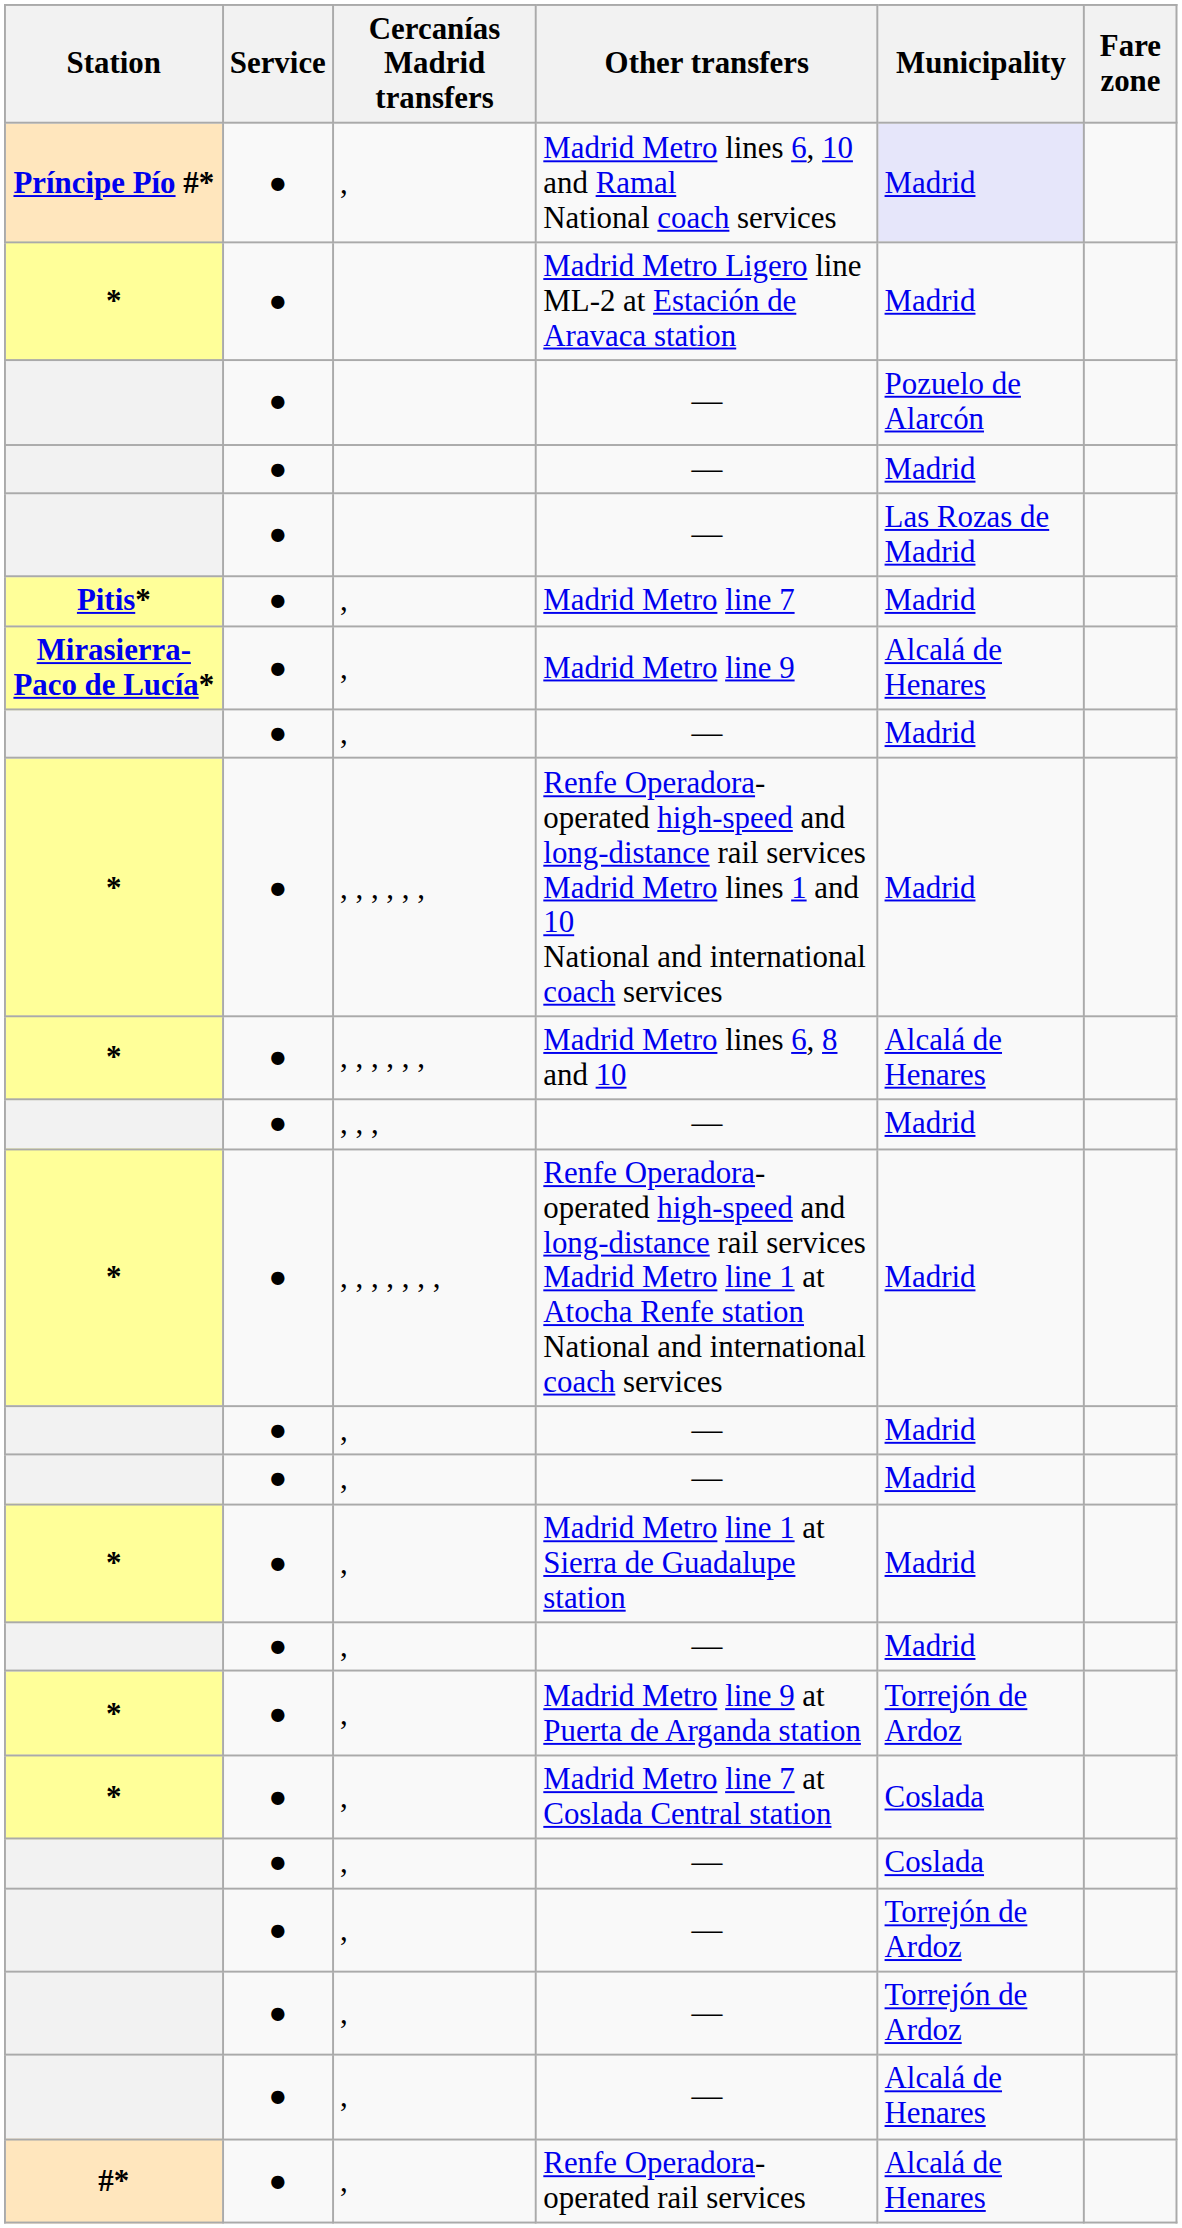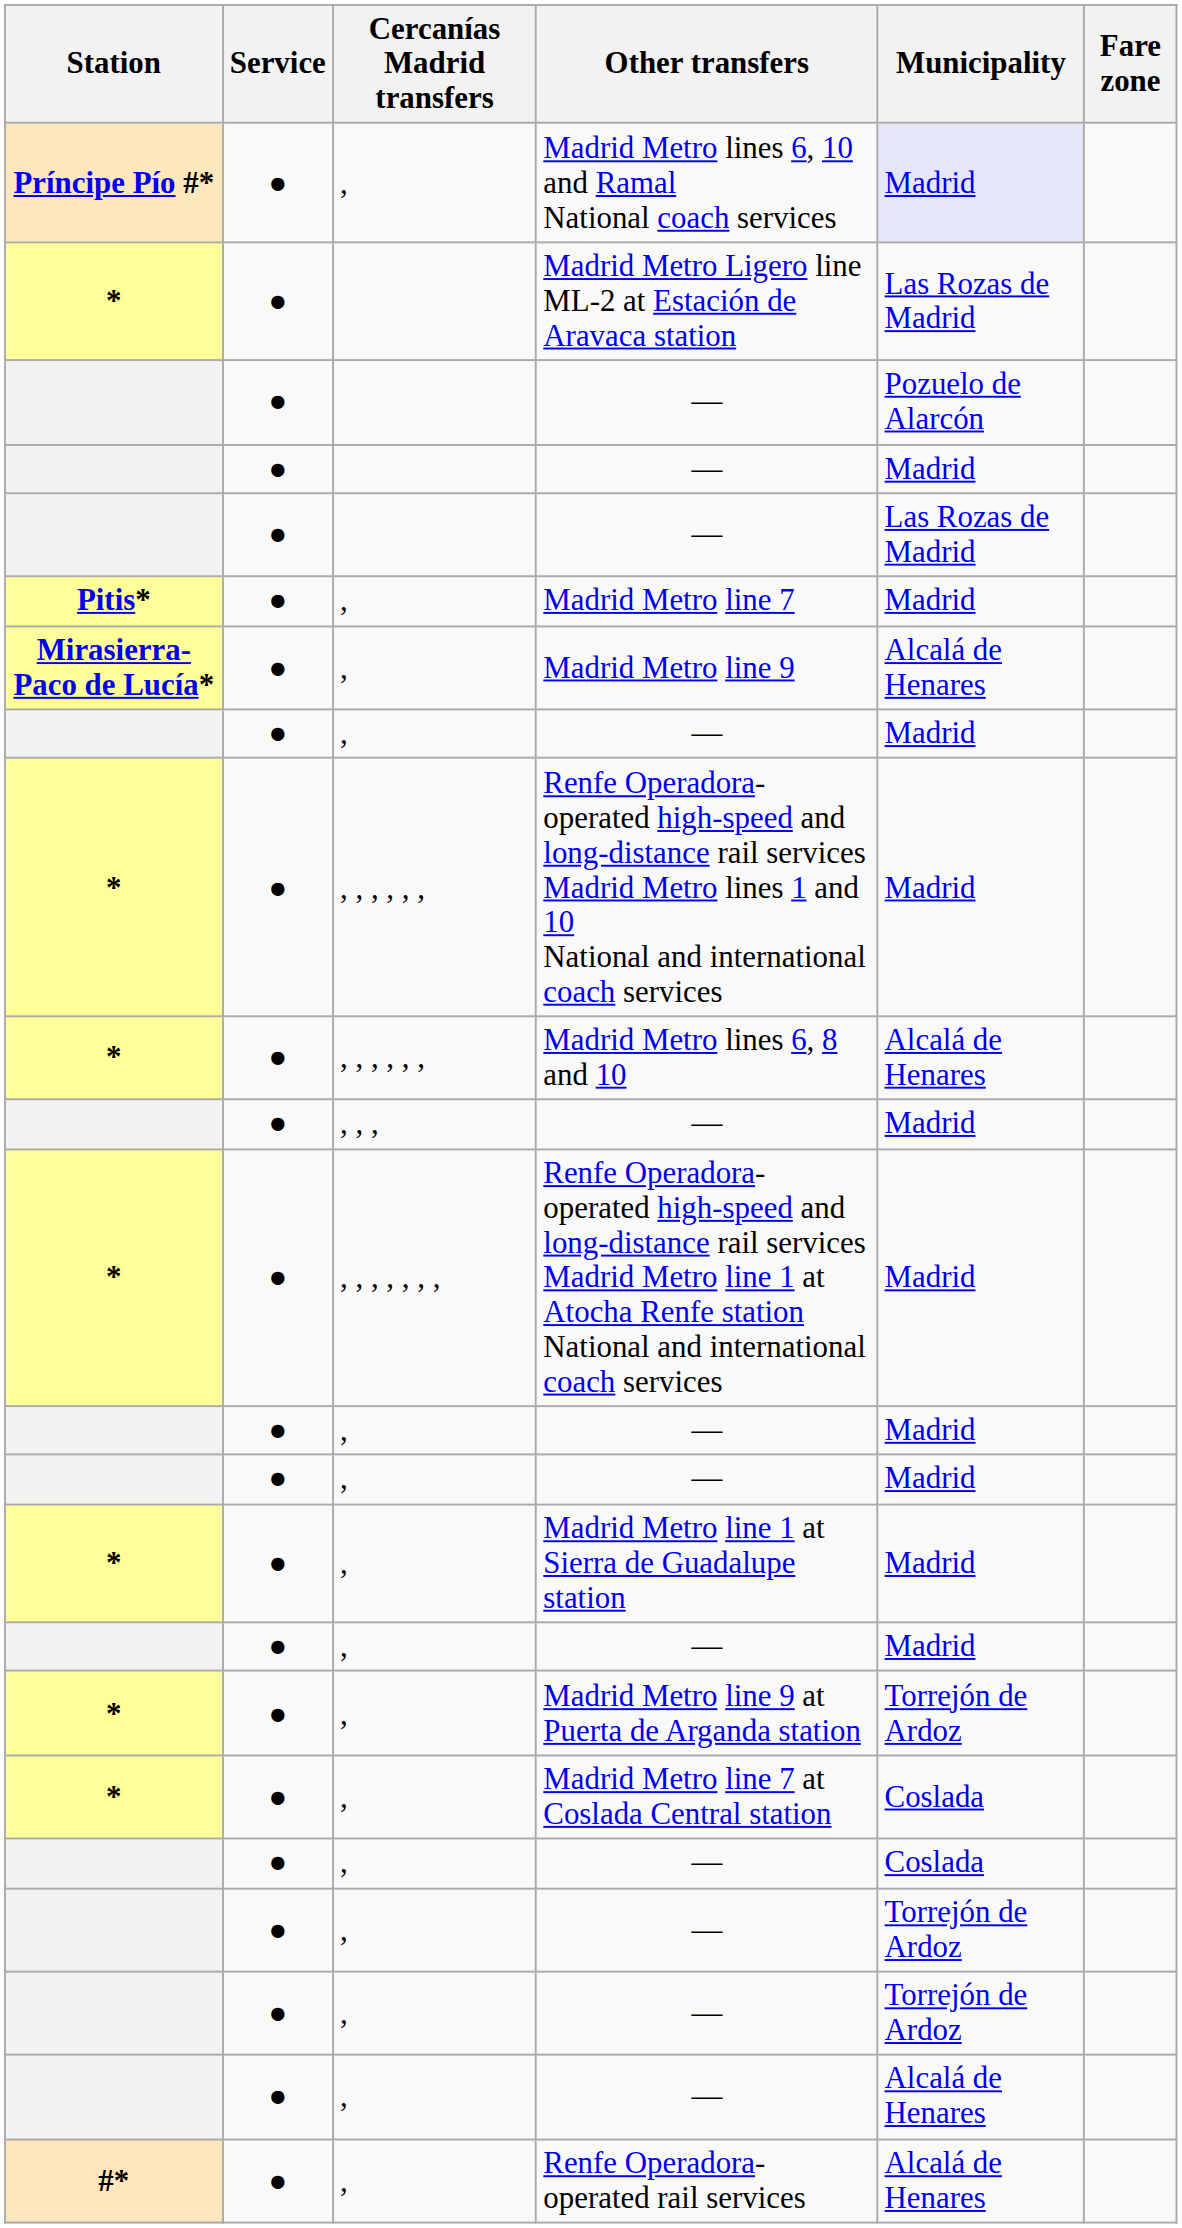(930, 300) Madrid -> (967, 300) Las Rozas de Madrid
